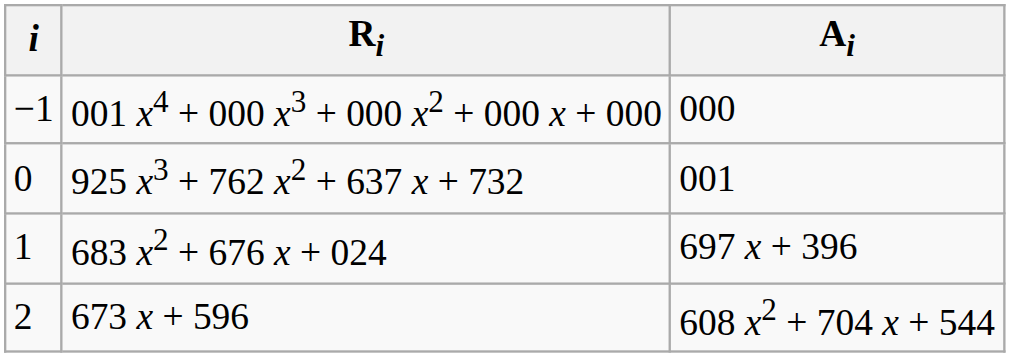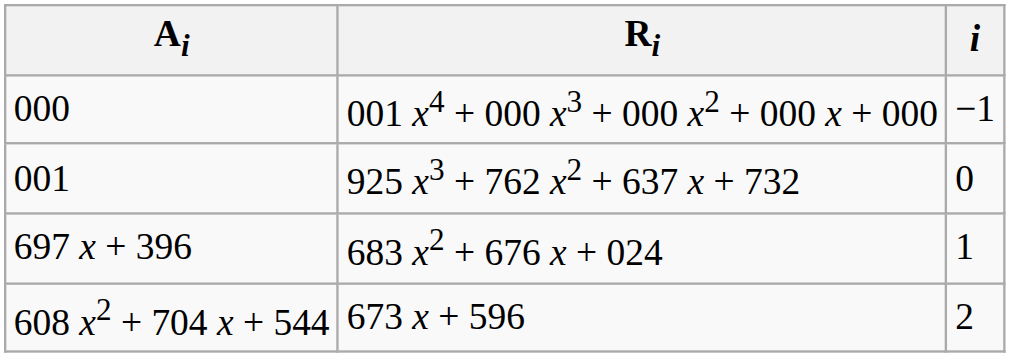columns swapped: (34, 39) <-> (837, 39)
